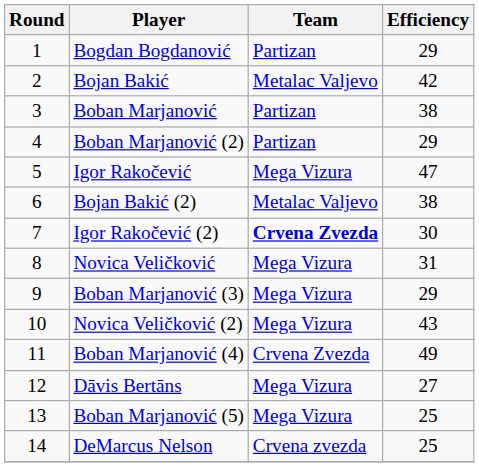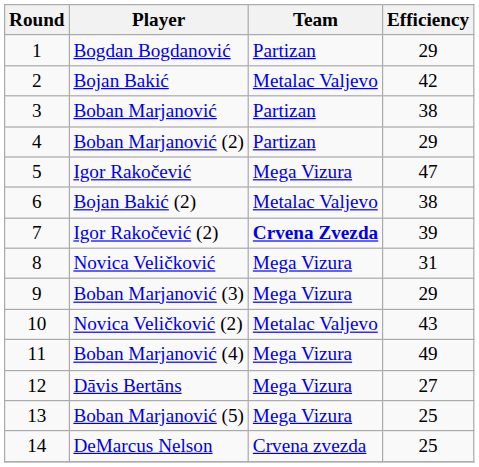(428, 232) 30 -> (428, 232) 39
(302, 324) Mega Vizura -> (315, 324) Metalac Valjevo
(311, 354) Crvena Zvezda -> (302, 354) Mega Vizura
